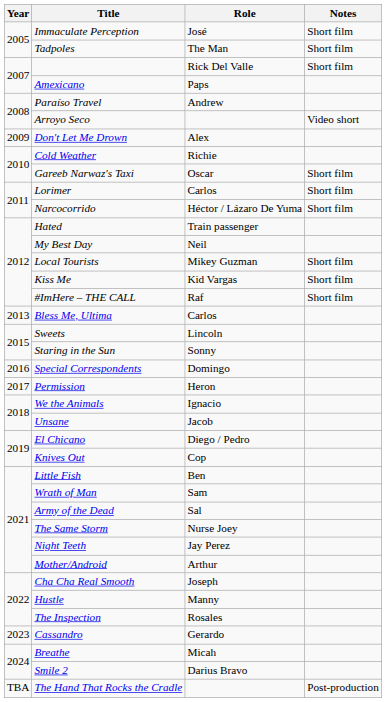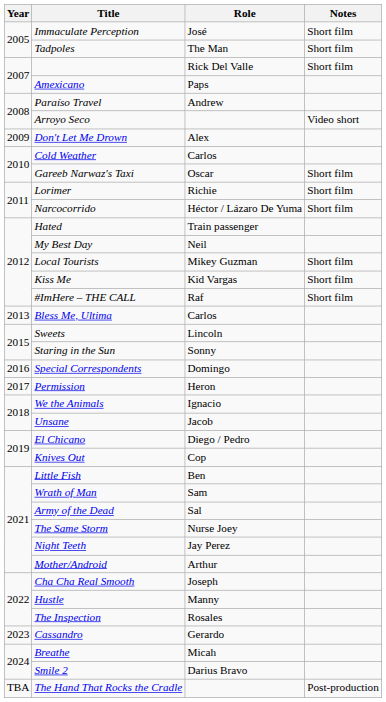(202, 155) Richie -> (202, 155) Carlos
(202, 191) Carlos -> (202, 191) Richie
